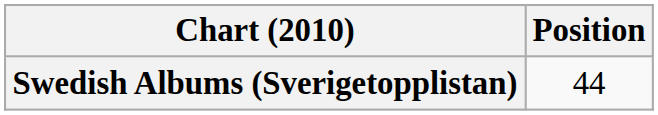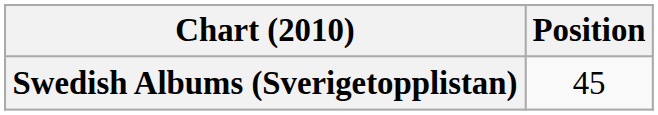(589, 82) 44 -> (589, 82) 45
